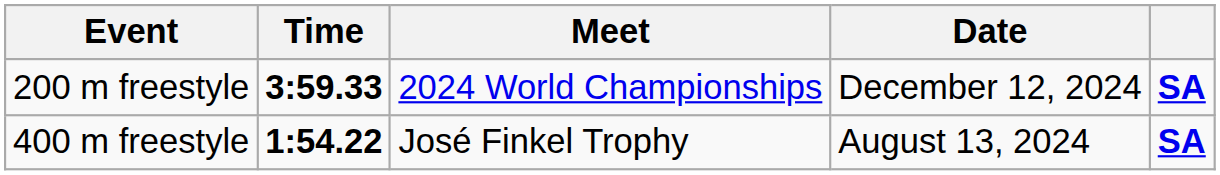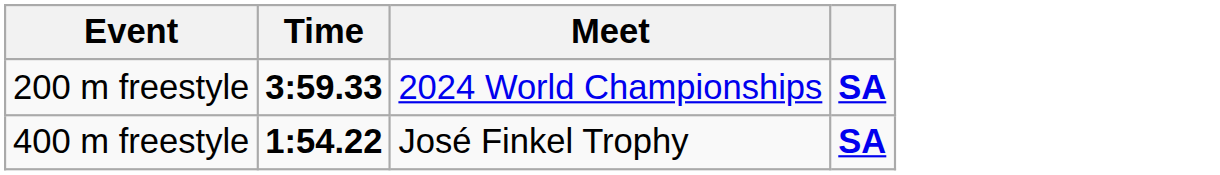- column: (990, 31)
